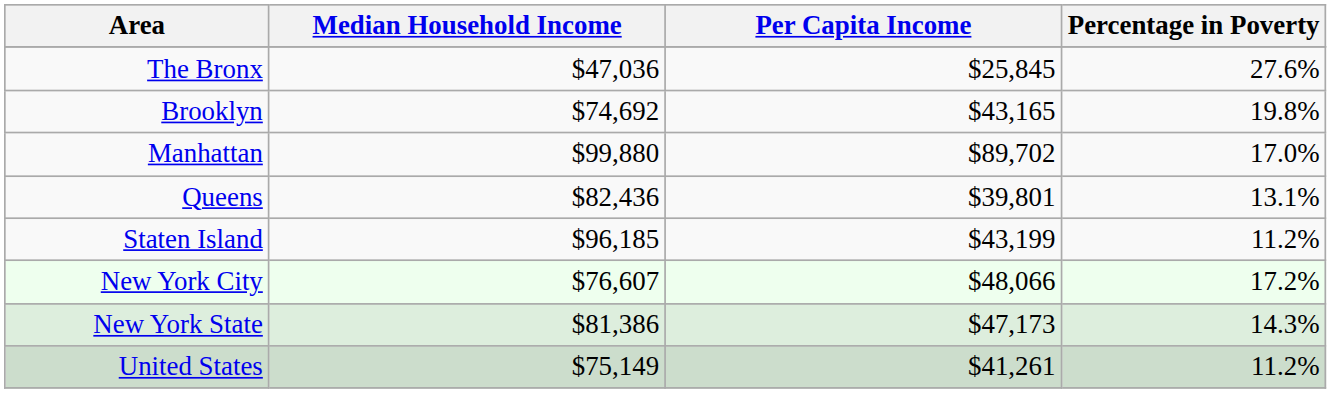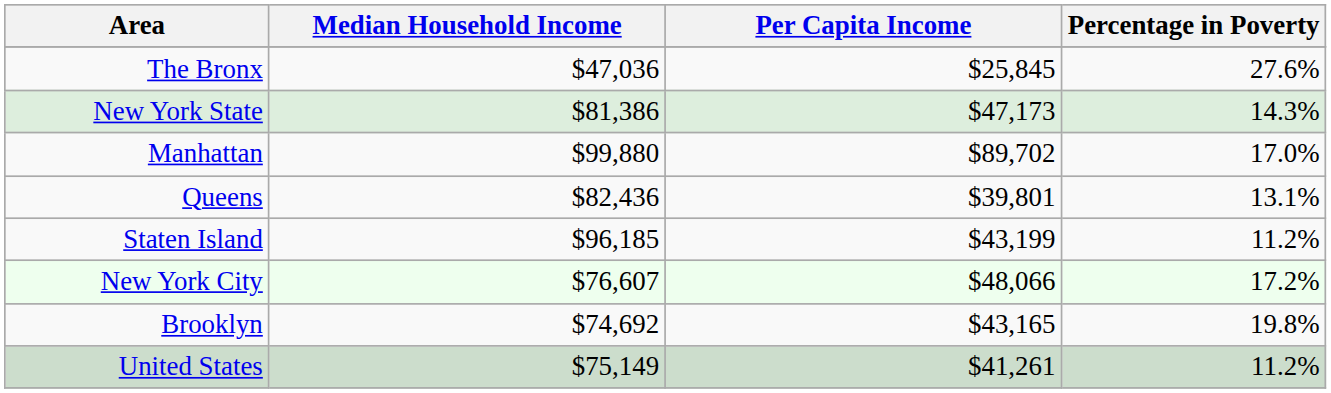rows swapped: (212, 111) <-> (178, 324)
